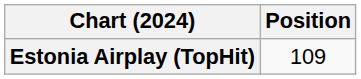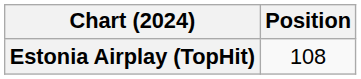(308, 56) 109 -> (308, 56) 108
